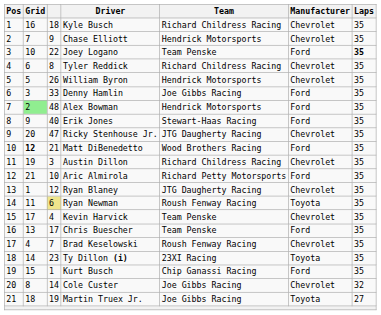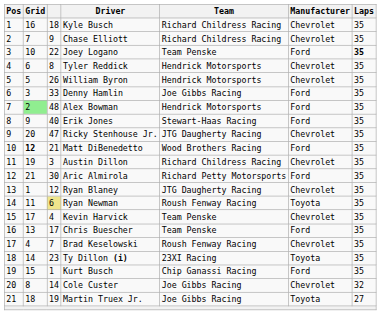(212, 38) Hendrick Motorsports -> (222, 38) Richard Childress Racing
(222, 66) Richard Childress Racing -> (212, 66) Hendrick Motorsports
(54, 175) 10 -> (54, 175) 30
